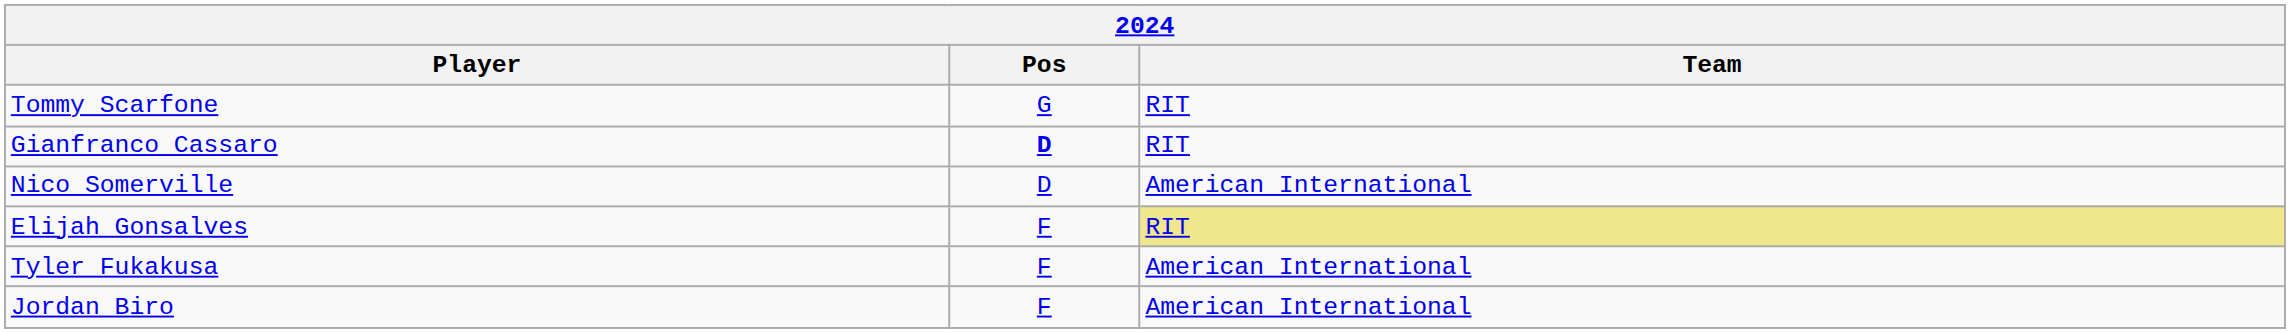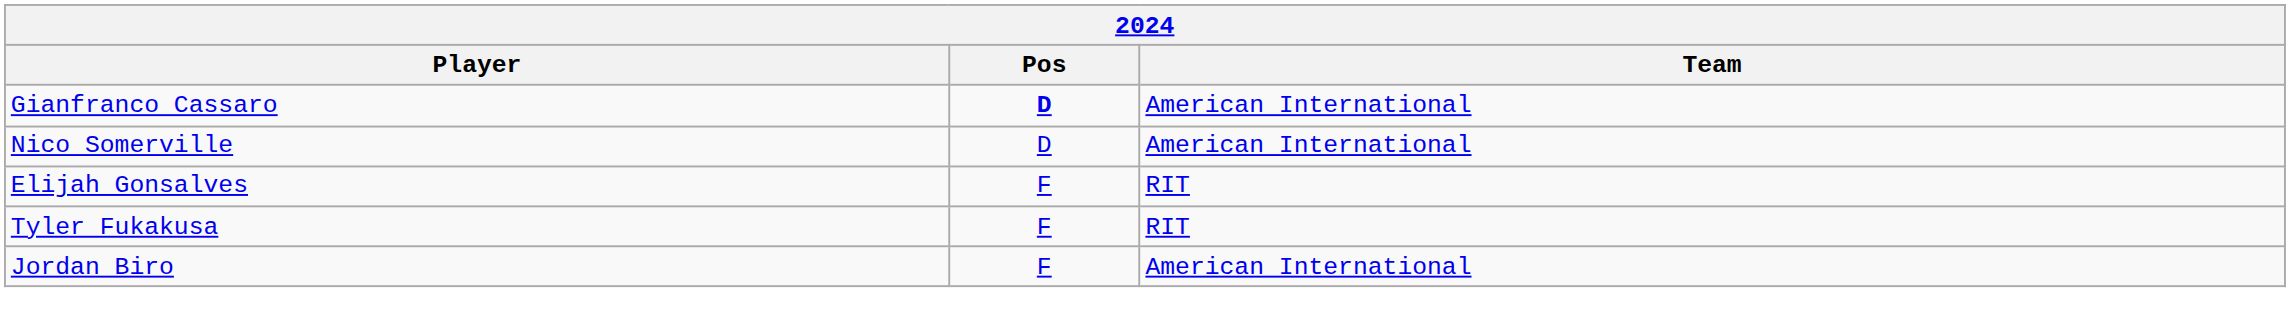- row: (115, 106)
(1168, 146) RIT -> (1308, 106) American International
(1168, 226) khaki background -> (1168, 186) no background
(1308, 267) American International -> (1168, 226) RIT
